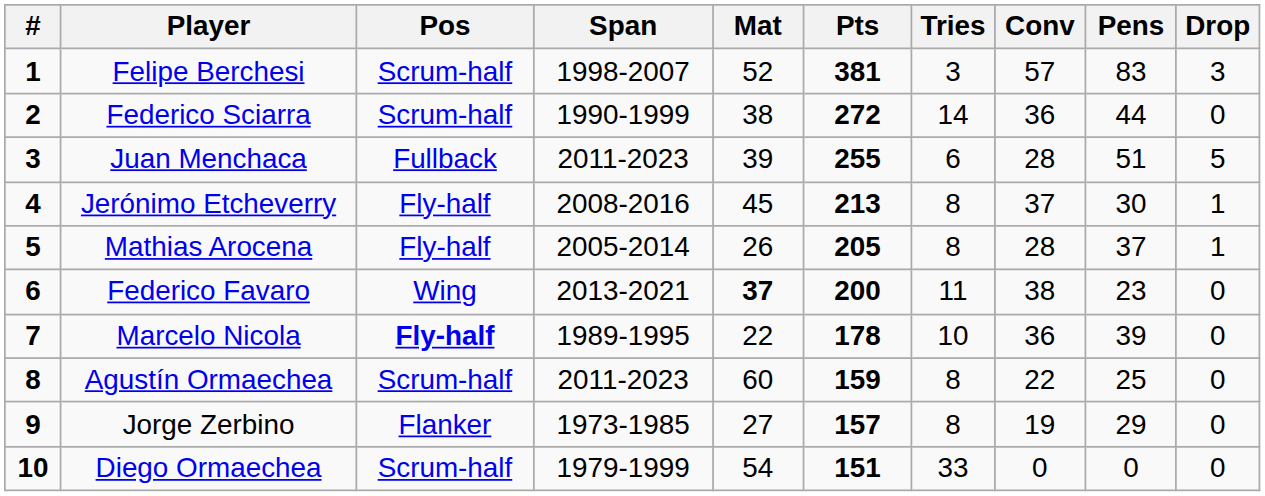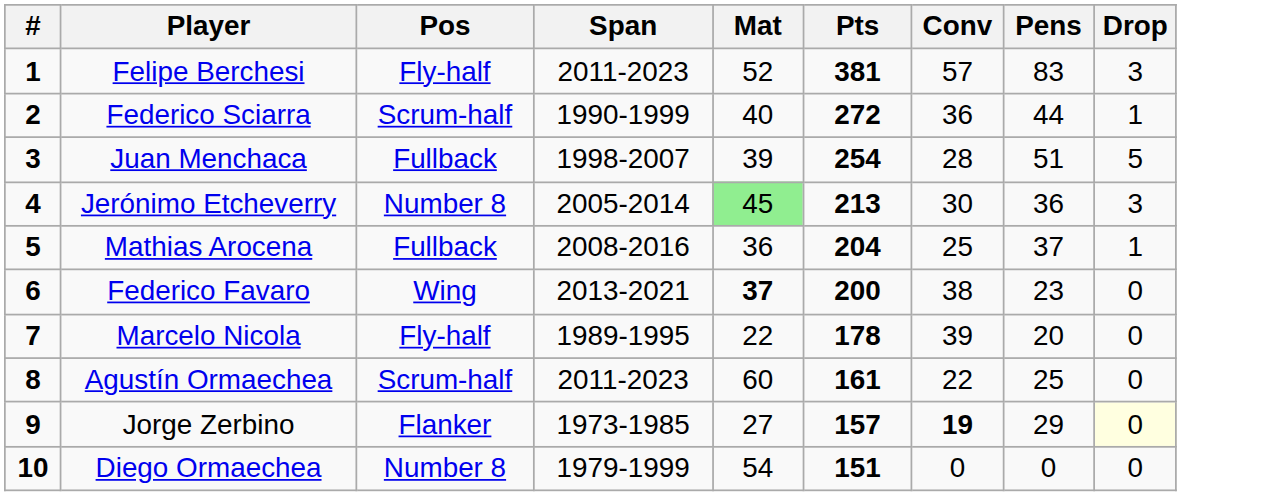- column: (953, 26)
(445, 70) Scrum-half -> (445, 70) Fly-half
(623, 70) 1998-2007 -> (623, 70) 2011-2023
(758, 114) 38 -> (758, 114) 40
(1218, 114) 0 -> (1135, 114) 1
(623, 159) 2011-2023 -> (623, 159) 1998-2007
(858, 159) 255 -> (858, 159) 254
(445, 203) Fly-half -> (445, 203) Number 8
(623, 203) 2008-2016 -> (623, 203) 2005-2014
(758, 203) no background -> (758, 203) lightgreen background
(1040, 203) 37 -> (957, 203) 30
(1131, 203) 30 -> (1049, 203) 36
(1218, 203) 1 -> (1135, 203) 3
(445, 247) Fly-half -> (445, 247) Fullback
(623, 247) 2005-2014 -> (623, 247) 2008-2016
(758, 247) 26 -> (758, 247) 36
(858, 247) 205 -> (858, 247) 204
(1040, 247) 28 -> (957, 247) 25
(445, 335) bold -> (445, 335) normal
(1040, 335) 36 -> (957, 335) 39
(1131, 335) 39 -> (1049, 335) 20
(858, 379) 159 -> (858, 379) 161
(1040, 423) normal -> (957, 423) bold
(1218, 423) no background -> (1135, 423) lightyellow background
(445, 468) Scrum-half -> (445, 468) Number 8
